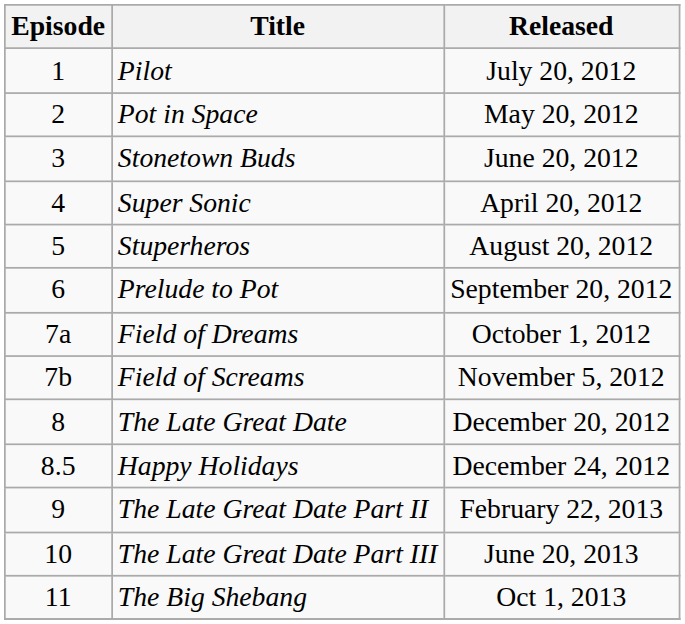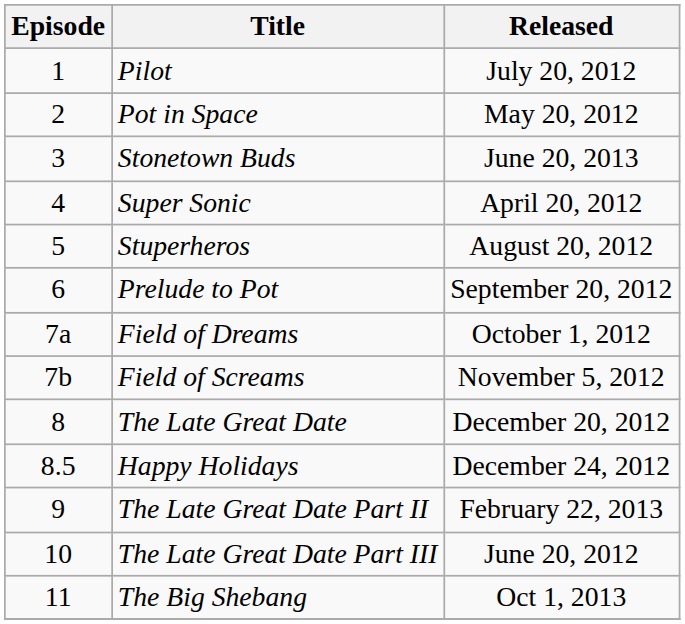(561, 158) June 20, 2012 -> (561, 158) June 20, 2013
(561, 553) June 20, 2013 -> (561, 553) June 20, 2012
